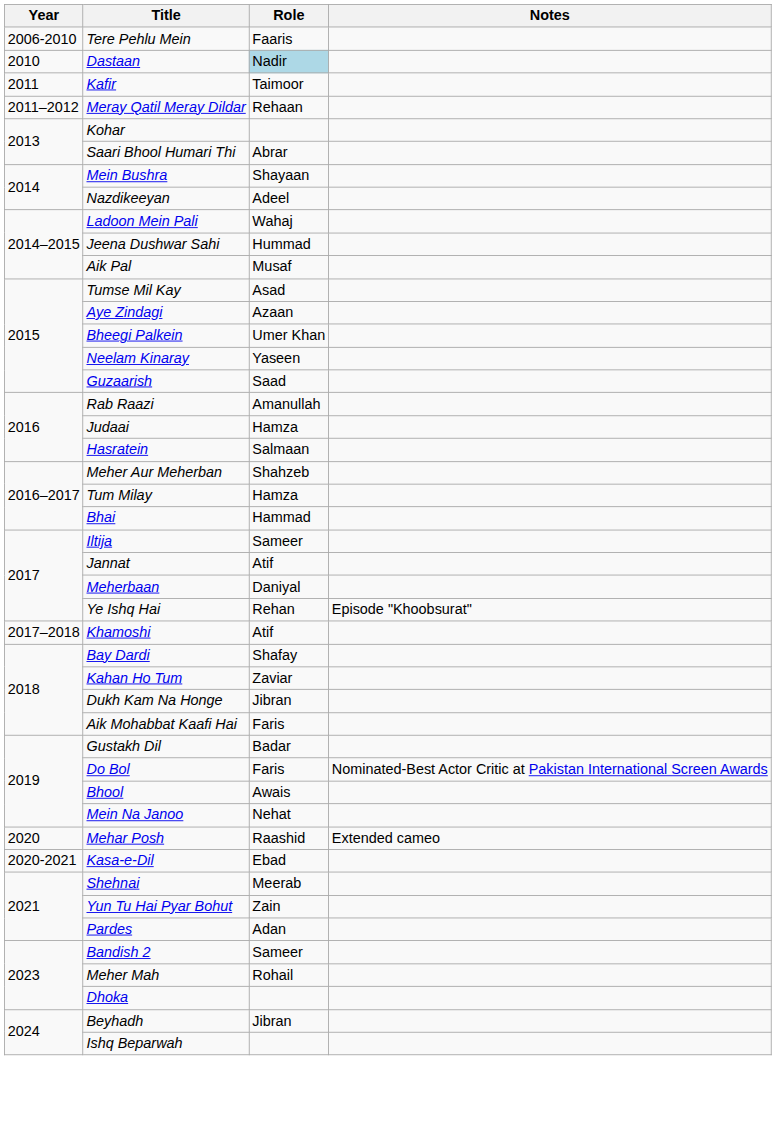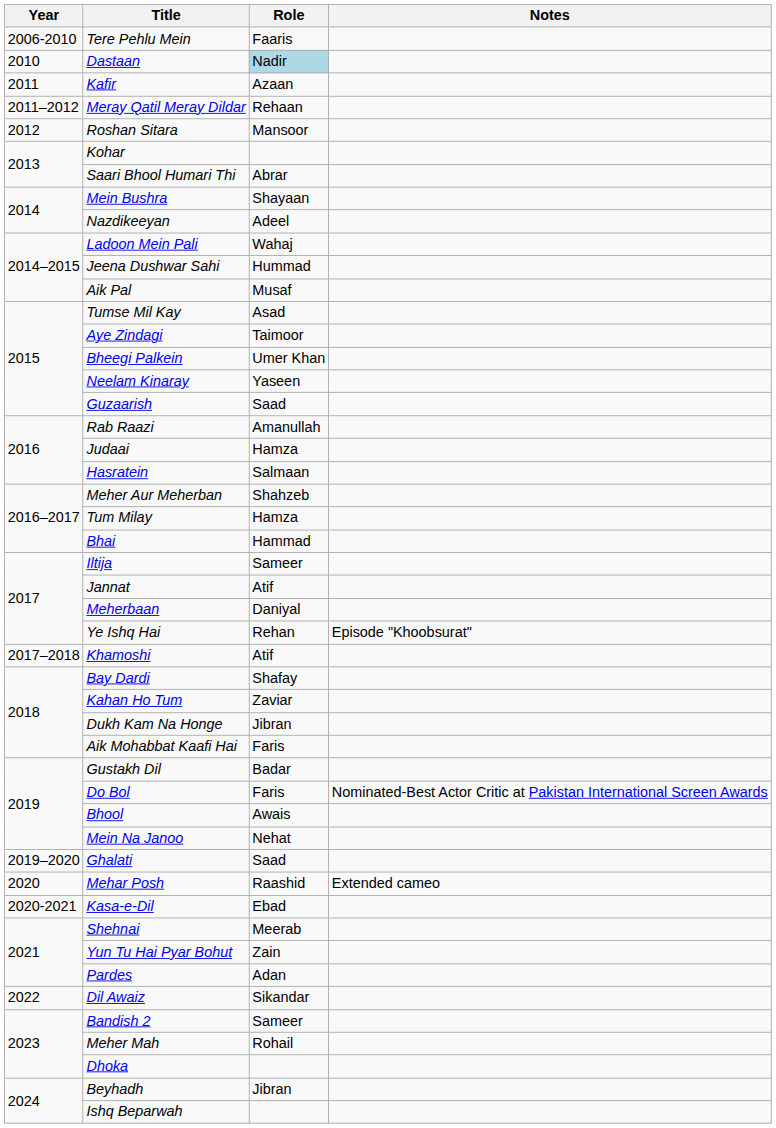(278, 84) Taimoor -> (273, 84) Azaan
+ row: (132, 130)
(273, 312) Azaan -> (278, 335) Taimoor
+ row: (109, 860)
+ row: (116, 997)
